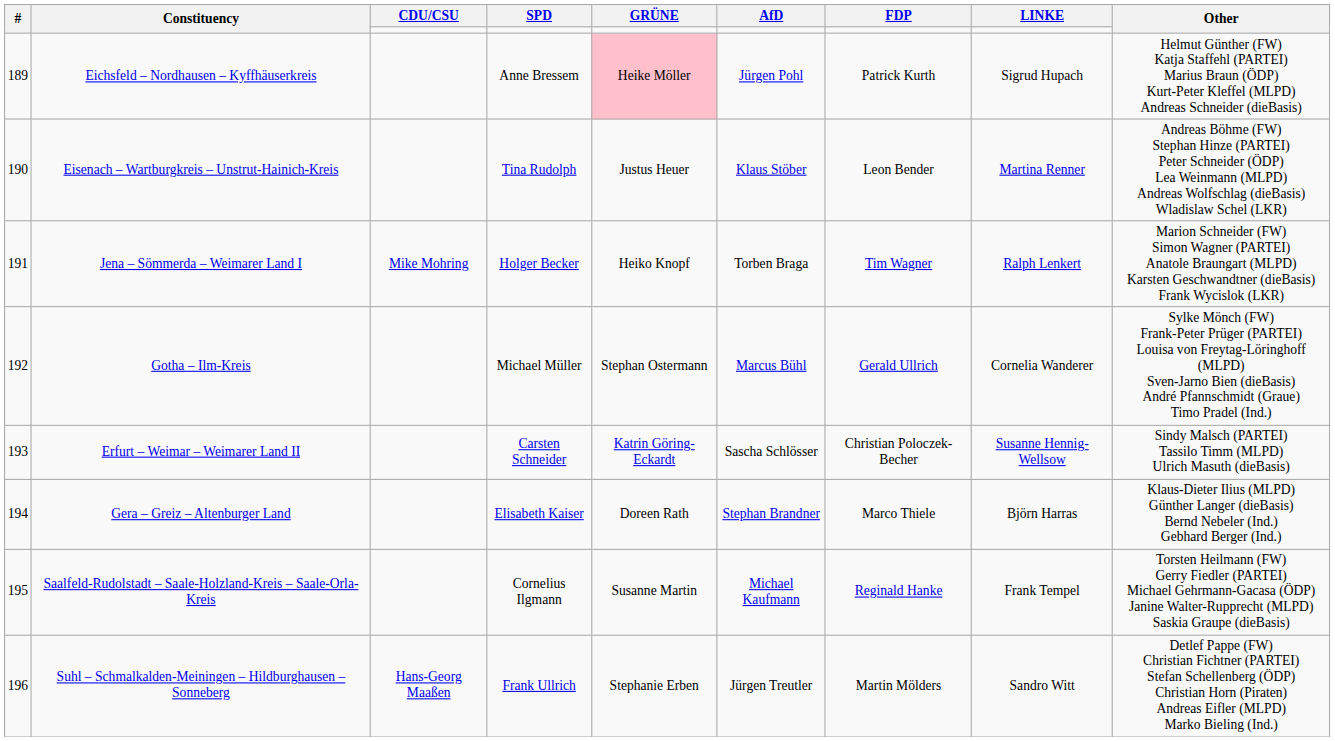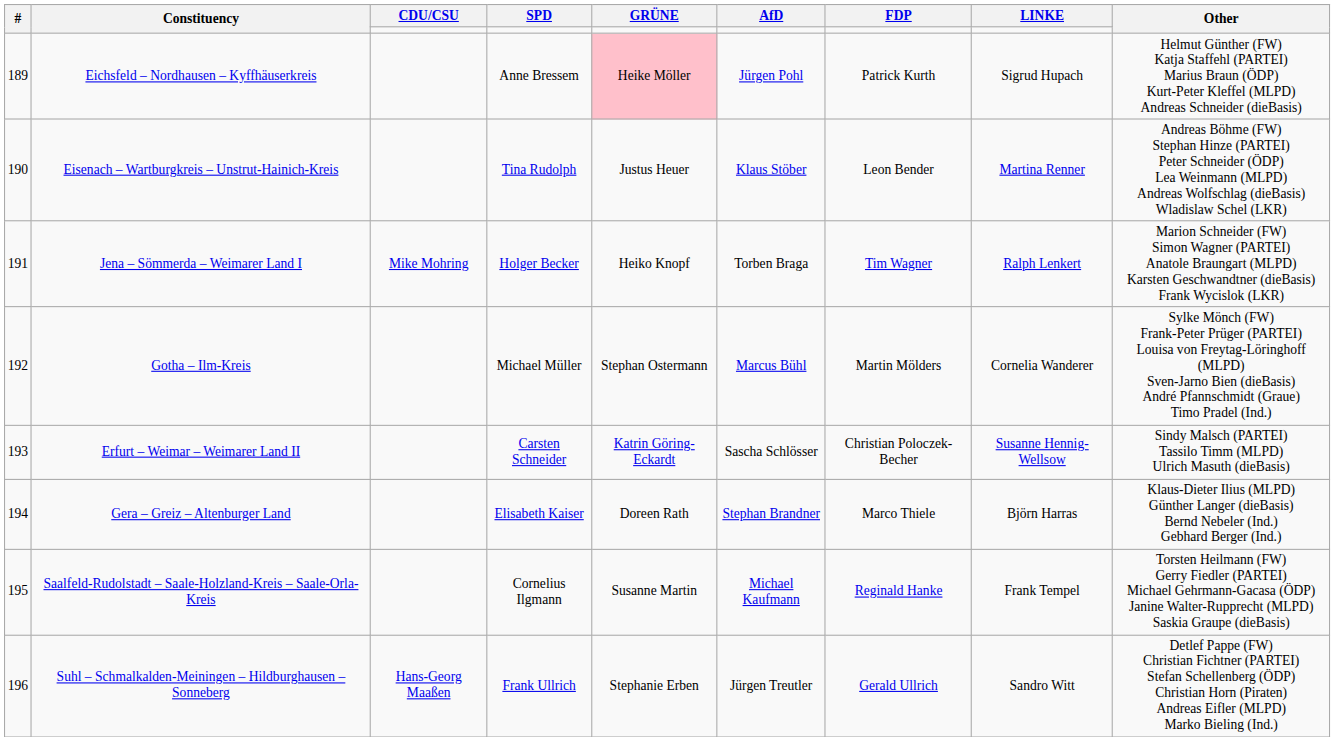(899, 365) Gerald Ullrich -> (899, 365) Martin Mölders
(899, 685) Martin Mölders -> (899, 685) Gerald Ullrich
